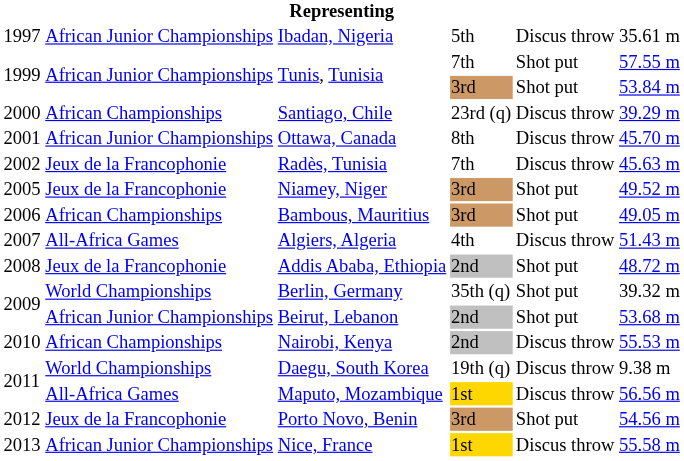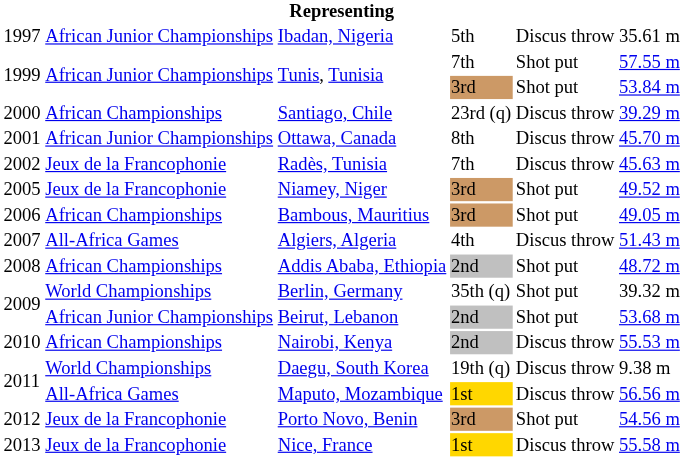(136, 266) Jeux de la Francophonie -> (134, 266) African Championships
(159, 444) African Junior Championships -> (136, 444) Jeux de la Francophonie
